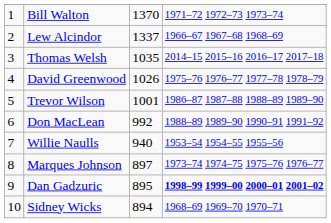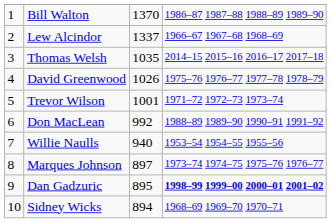(224, 15) 1971–72 1972–73 1973–74 -> (244, 15) 1986–87 1987–88 1988–89 1989–90
(244, 100) 1986–87 1987–88 1988–89 1989–90 -> (224, 100) 1971–72 1972–73 1973–74
